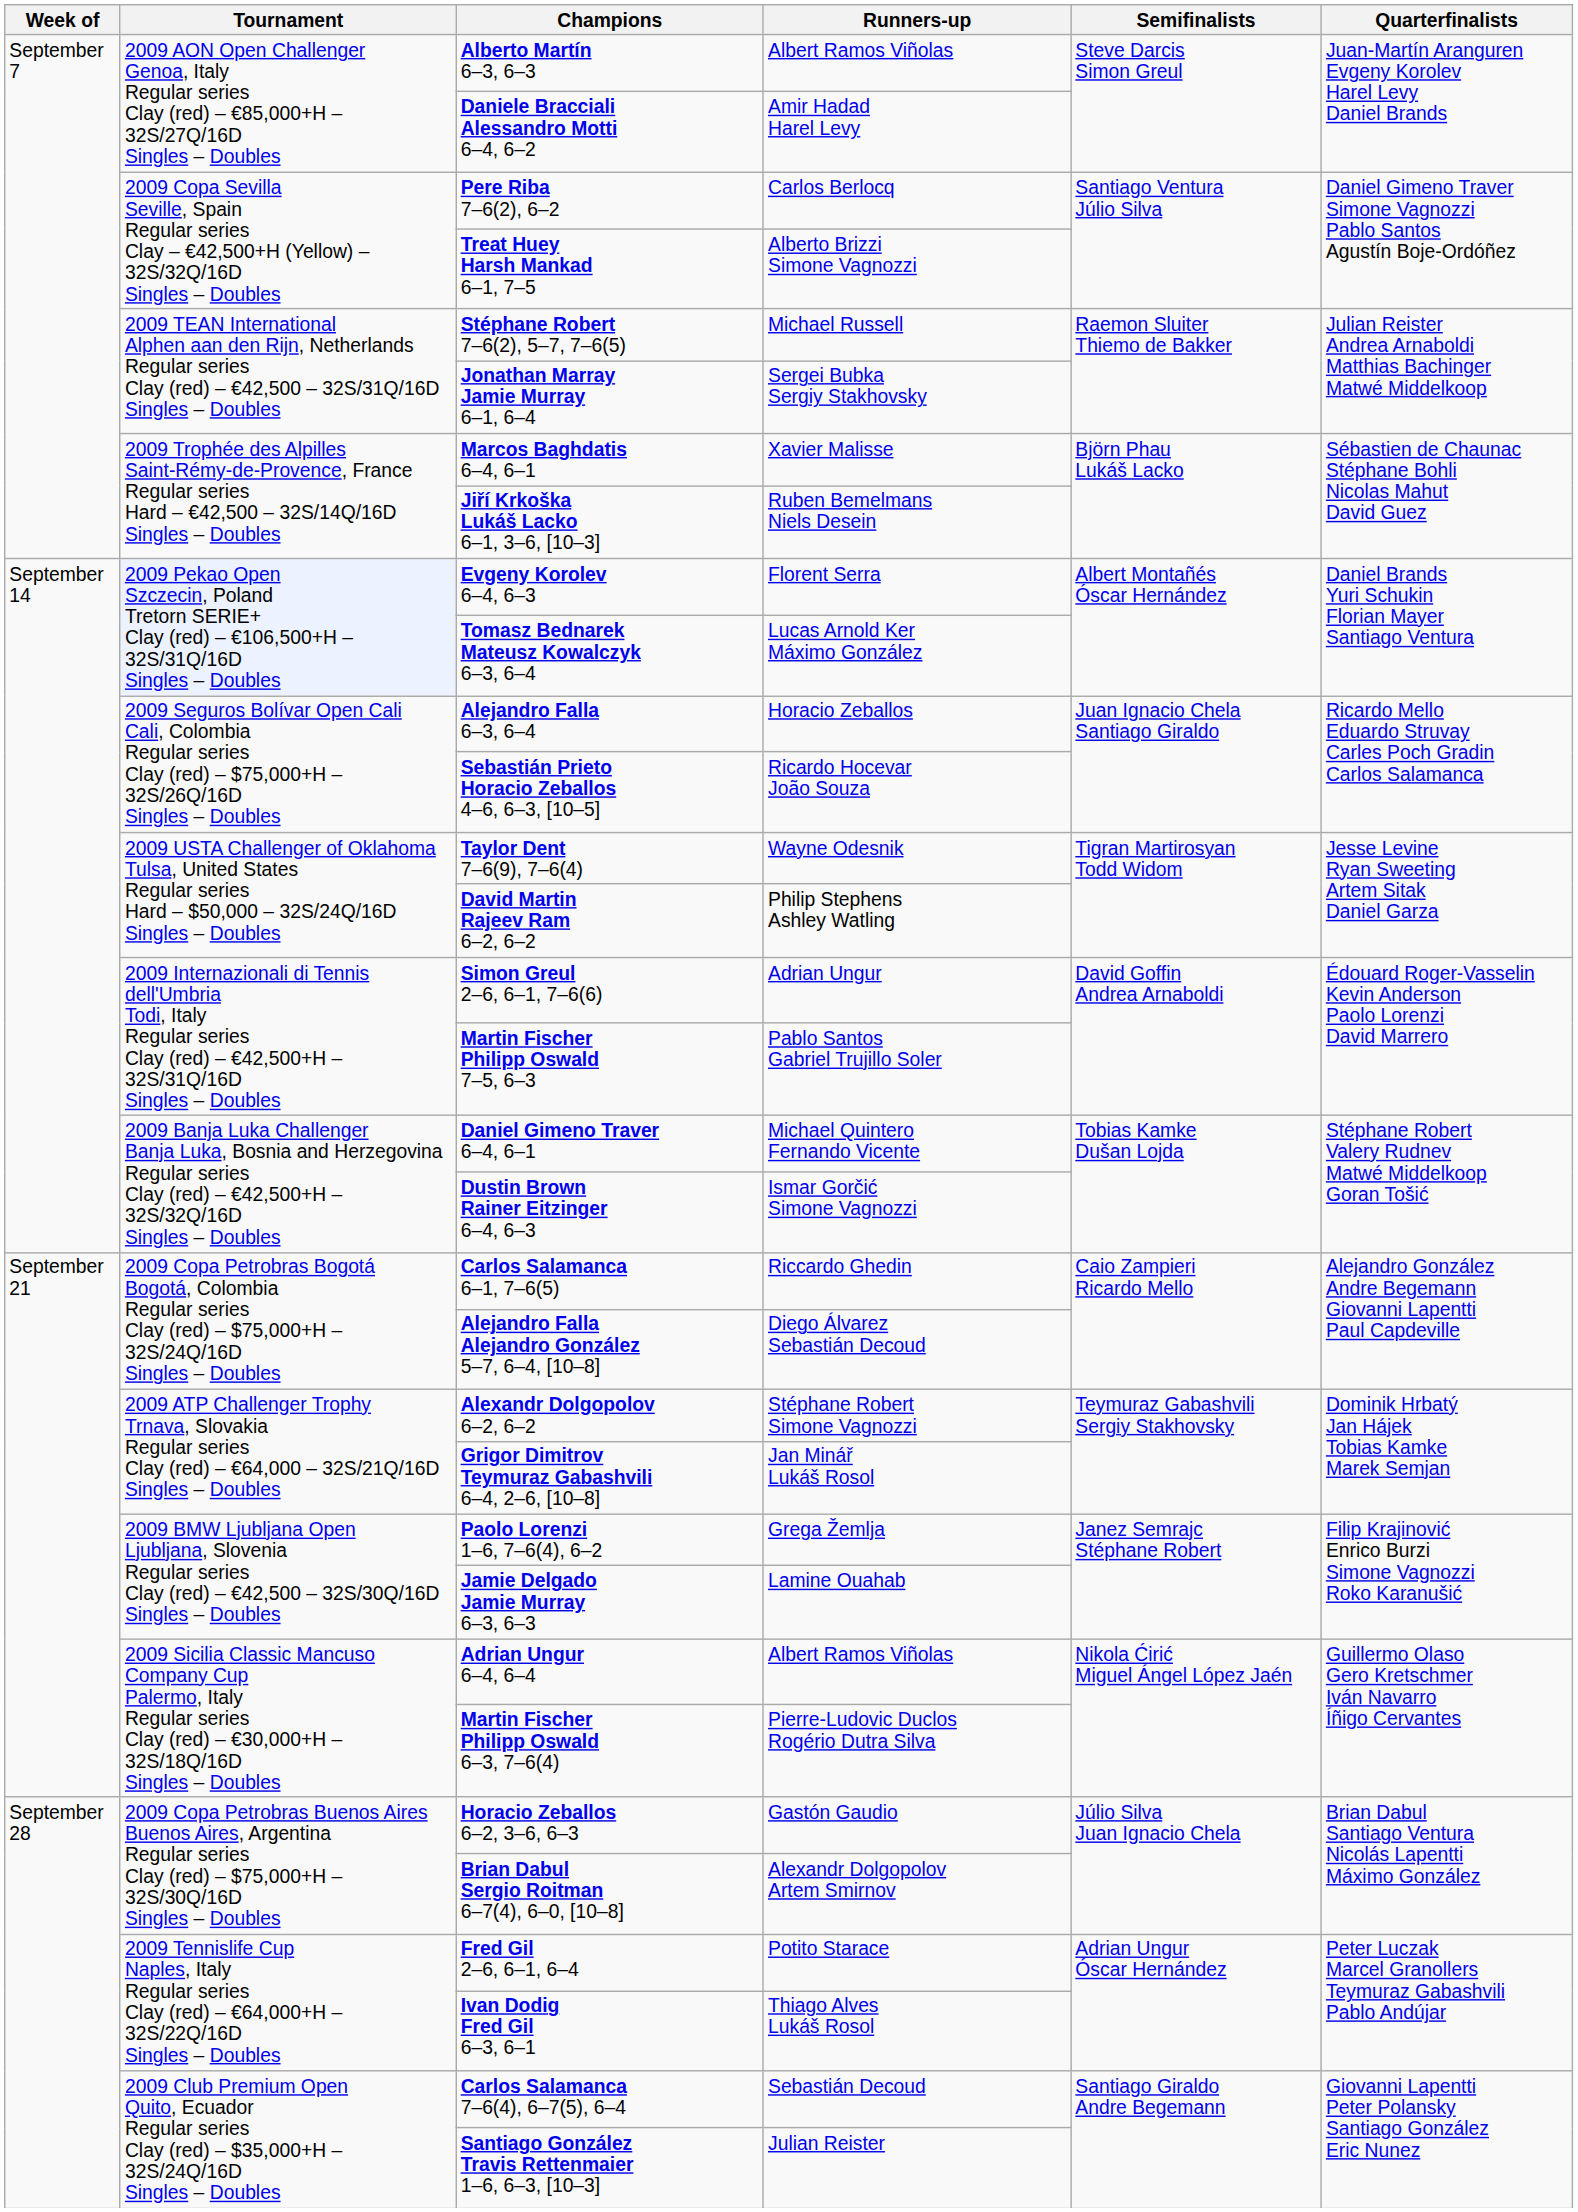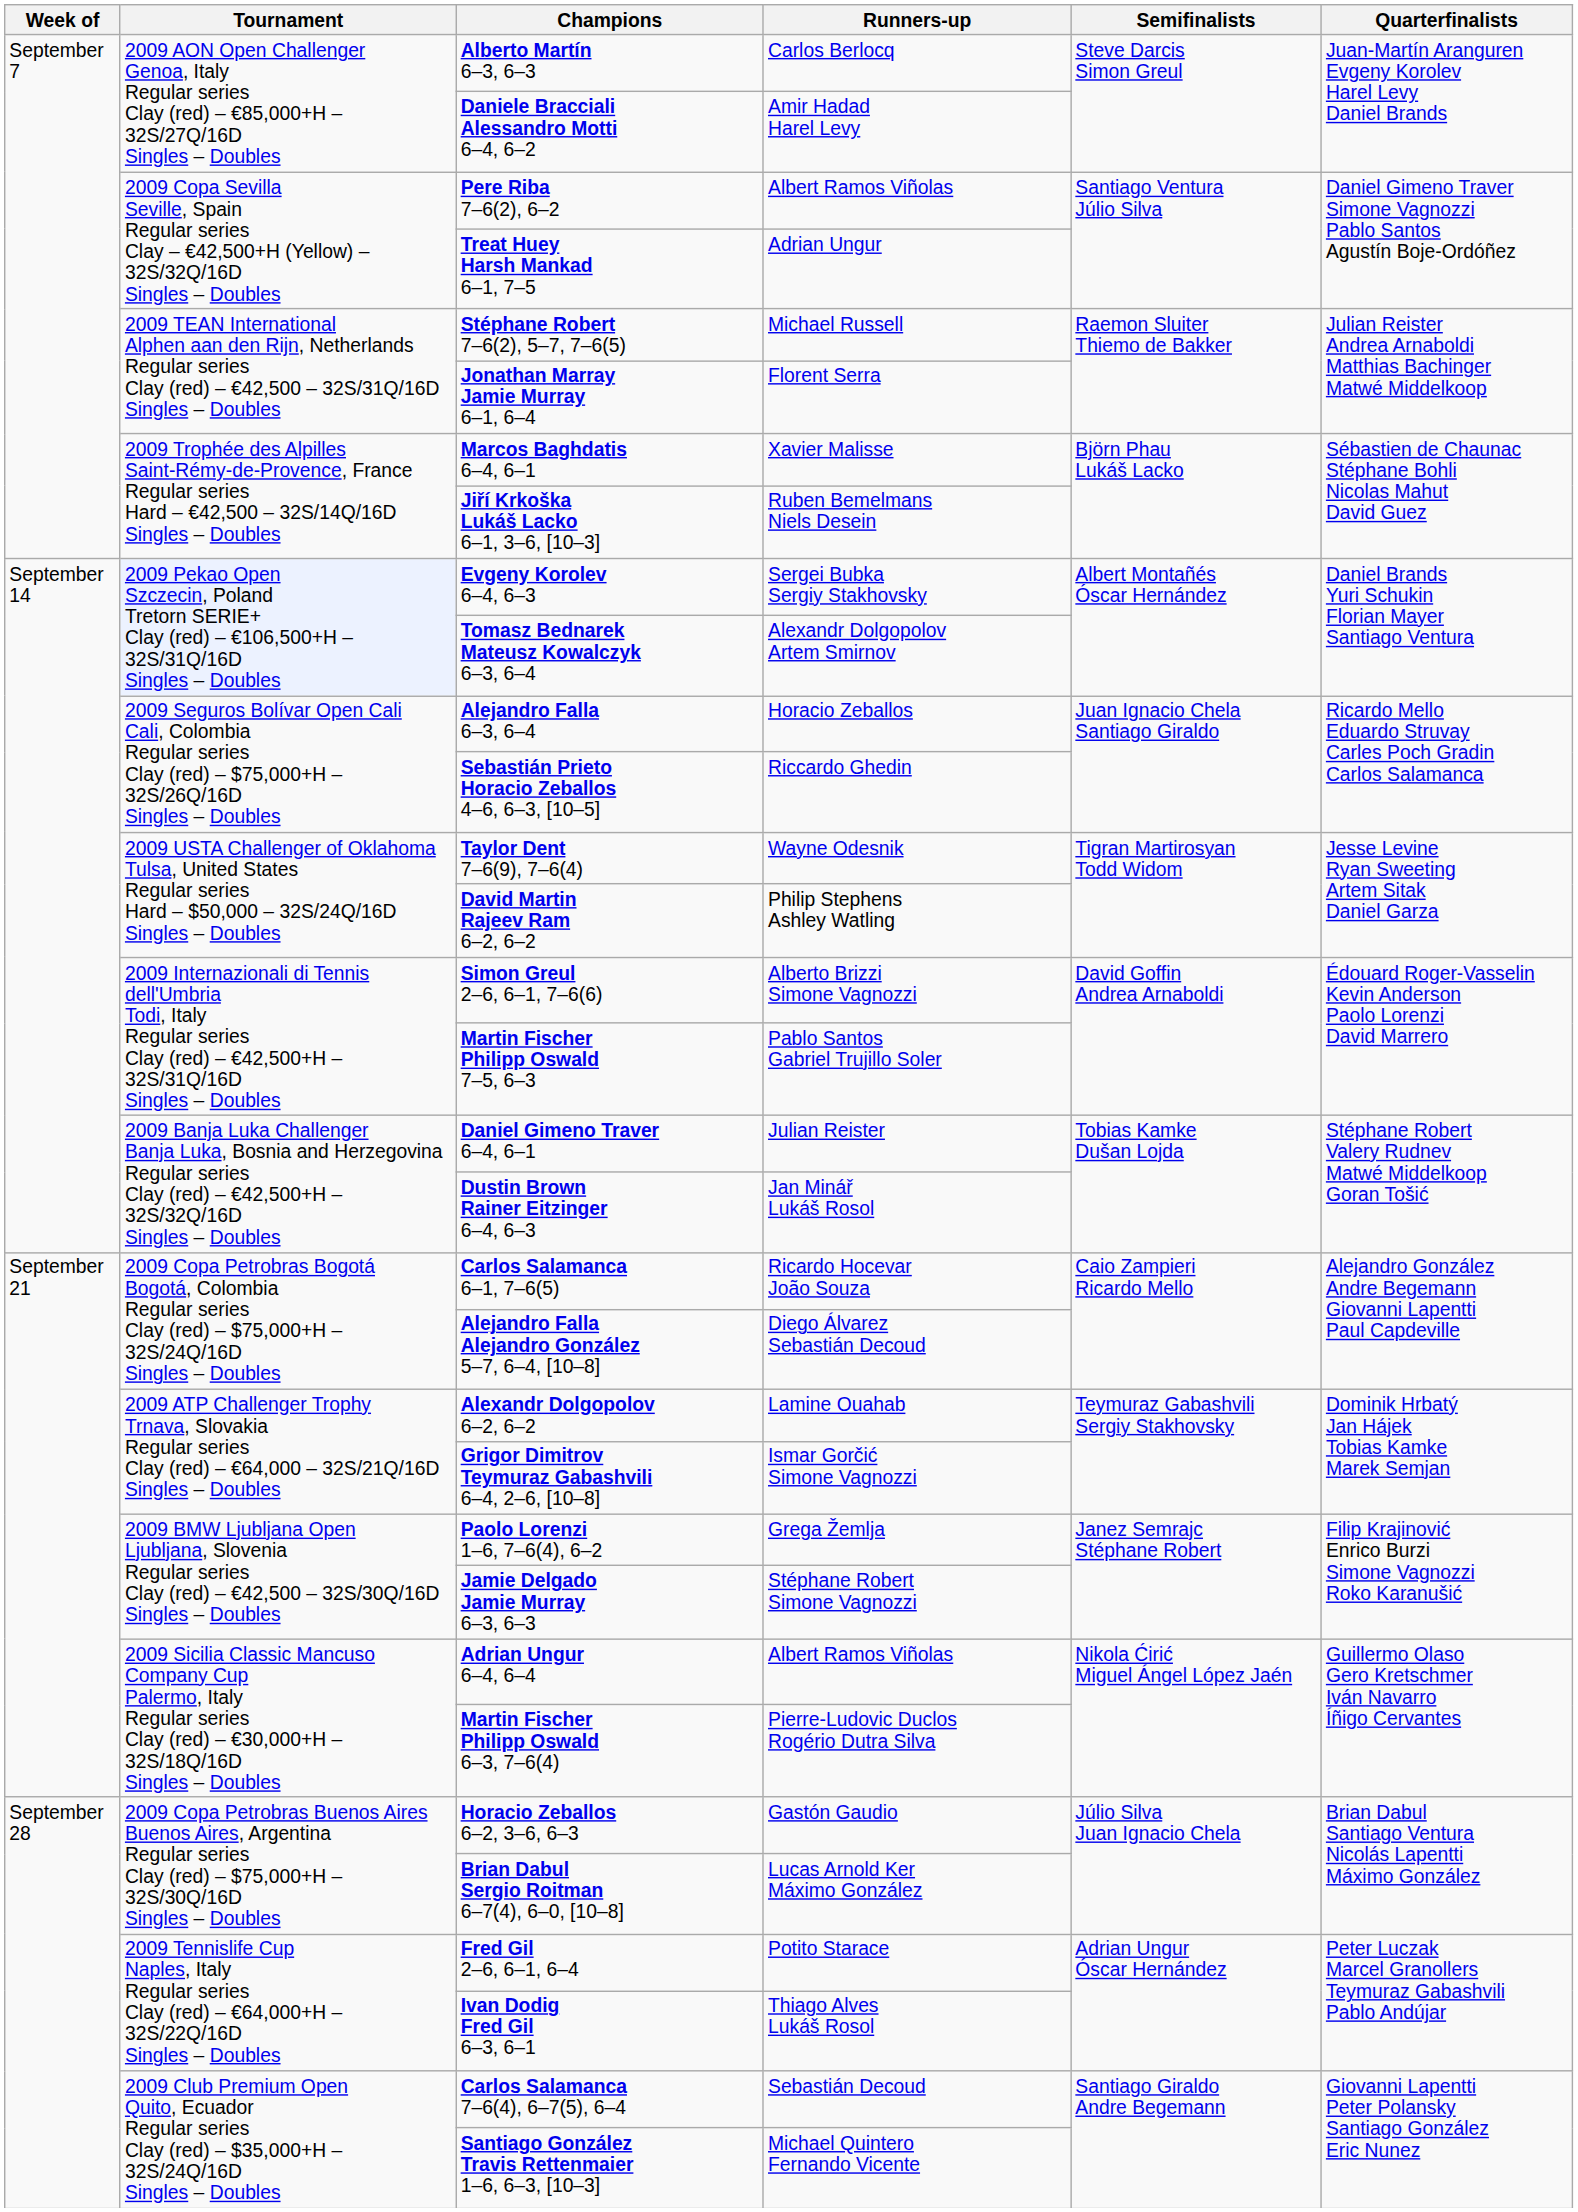(861, 50) Albert Ramos Viñolas -> (831, 50) Carlos Berlocq
(831, 187) Carlos Berlocq -> (861, 187) Albert Ramos Viñolas
(842, 254) Alberto Brizzi Simone Vagnozzi -> (825, 244) Adrian Ungur
(847, 386) Sergei Bubka Sergiy Stakhovsky -> (824, 376) Florent Serra
(824, 573) Florent Serra -> (847, 584) Sergei Bubka Sergiy Stakhovsky
(845, 641) Lucas Arnold Ker Máximo González -> (857, 641) Alexandr Dolgopolov Artem Smirnov
(840, 778) Ricardo Hocevar João Souza -> (840, 767) Riccardo Ghedin
(825, 972) Adrian Ungur -> (842, 983) Alberto Brizzi Simone Vagnozzi
(844, 1141) Michael Quintero Fernando Vicente -> (826, 1130) Julian Reister
(842, 1198) Ismar Gorčić Simone Vagnozzi -> (821, 1198) Jan Minář Lukáš Rosol
(840, 1267) Riccardo Ghedin -> (840, 1278) Ricardo Hocevar João Souza
(842, 1415) Stéphane Robert Simone Vagnozzi -> (837, 1404) Lamine Ouahab
(821, 1467) Jan Minář Lukáš Rosol -> (842, 1467) Ismar Gorčić Simone Vagnozzi
(837, 1581) Lamine Ouahab -> (842, 1591) Stéphane Robert Simone Vagnozzi
(857, 1879) Alexandr Dolgopolov Artem Smirnov -> (845, 1879) Lucas Arnold Ker Máximo González
(826, 2143) Julian Reister -> (844, 2153) Michael Quintero Fernando Vicente
